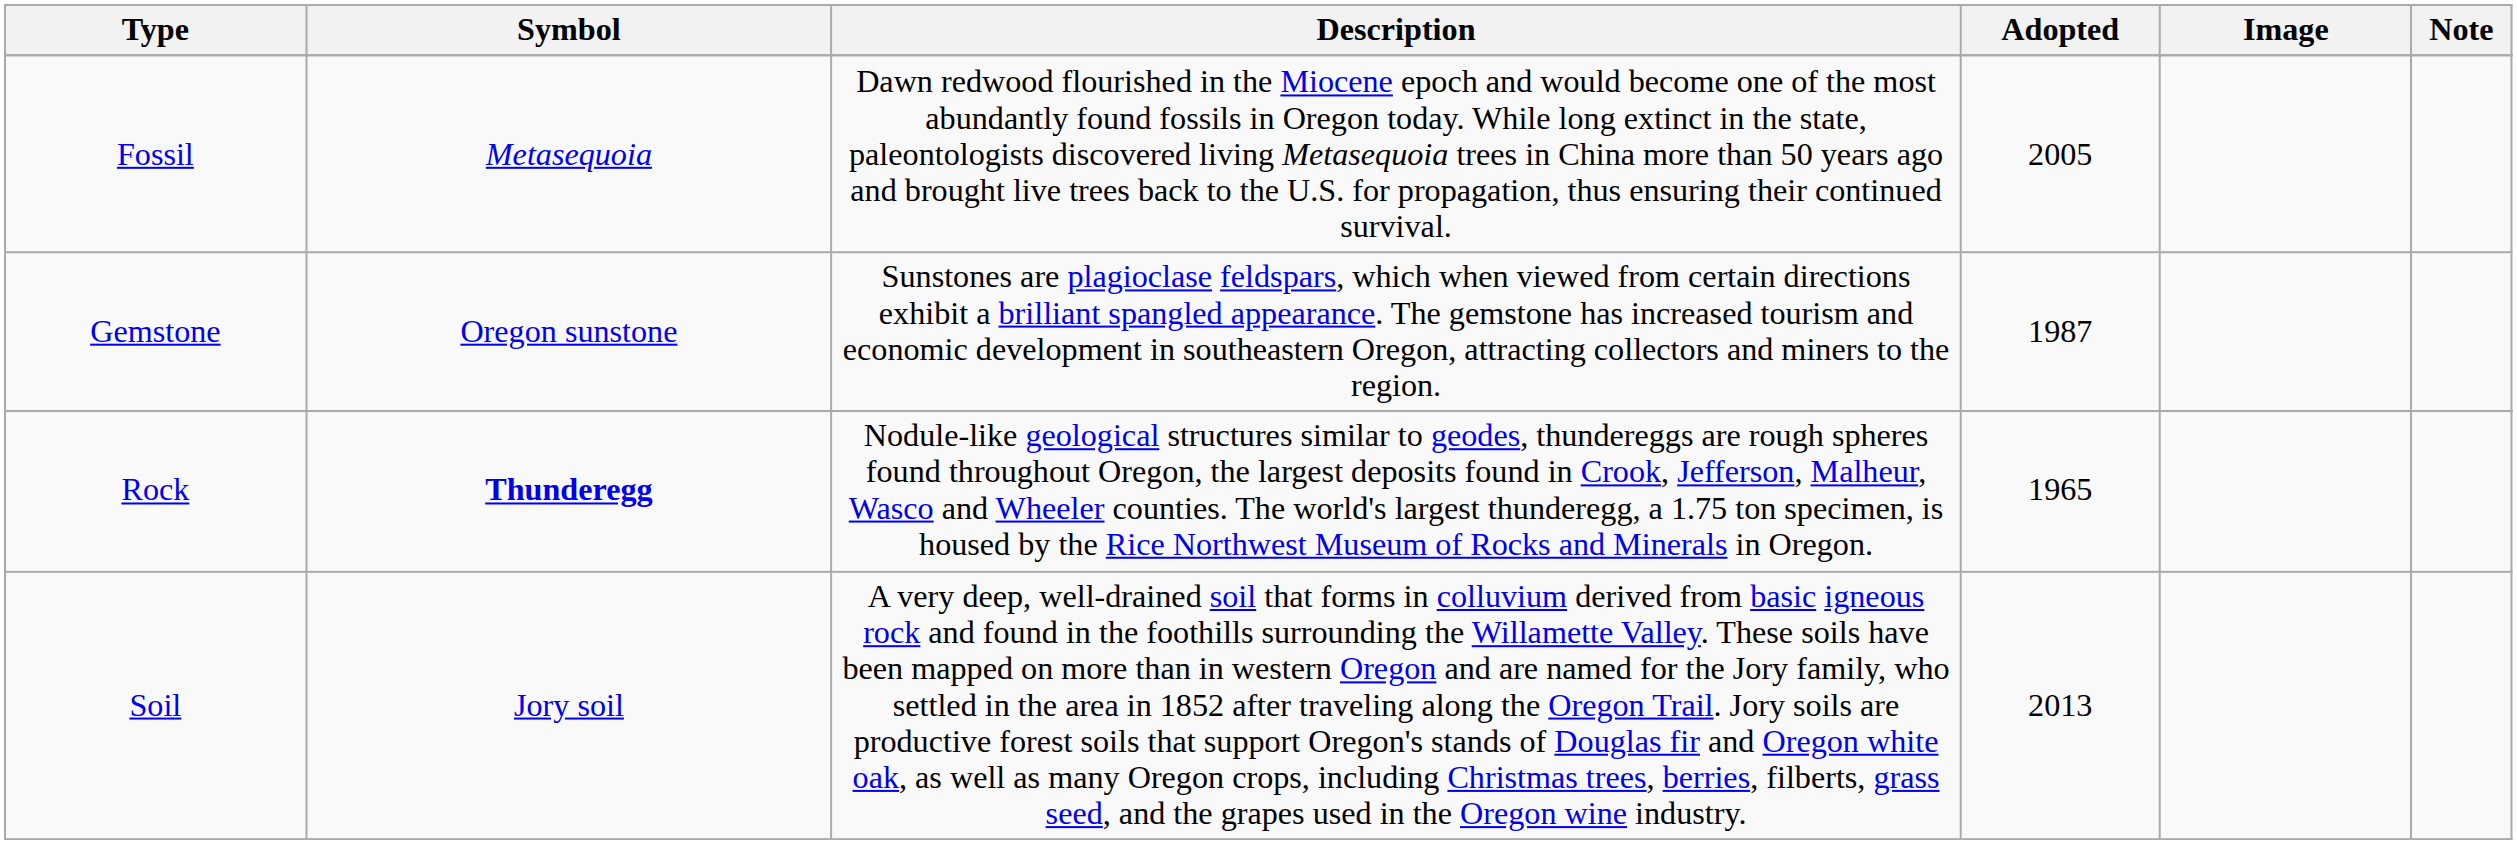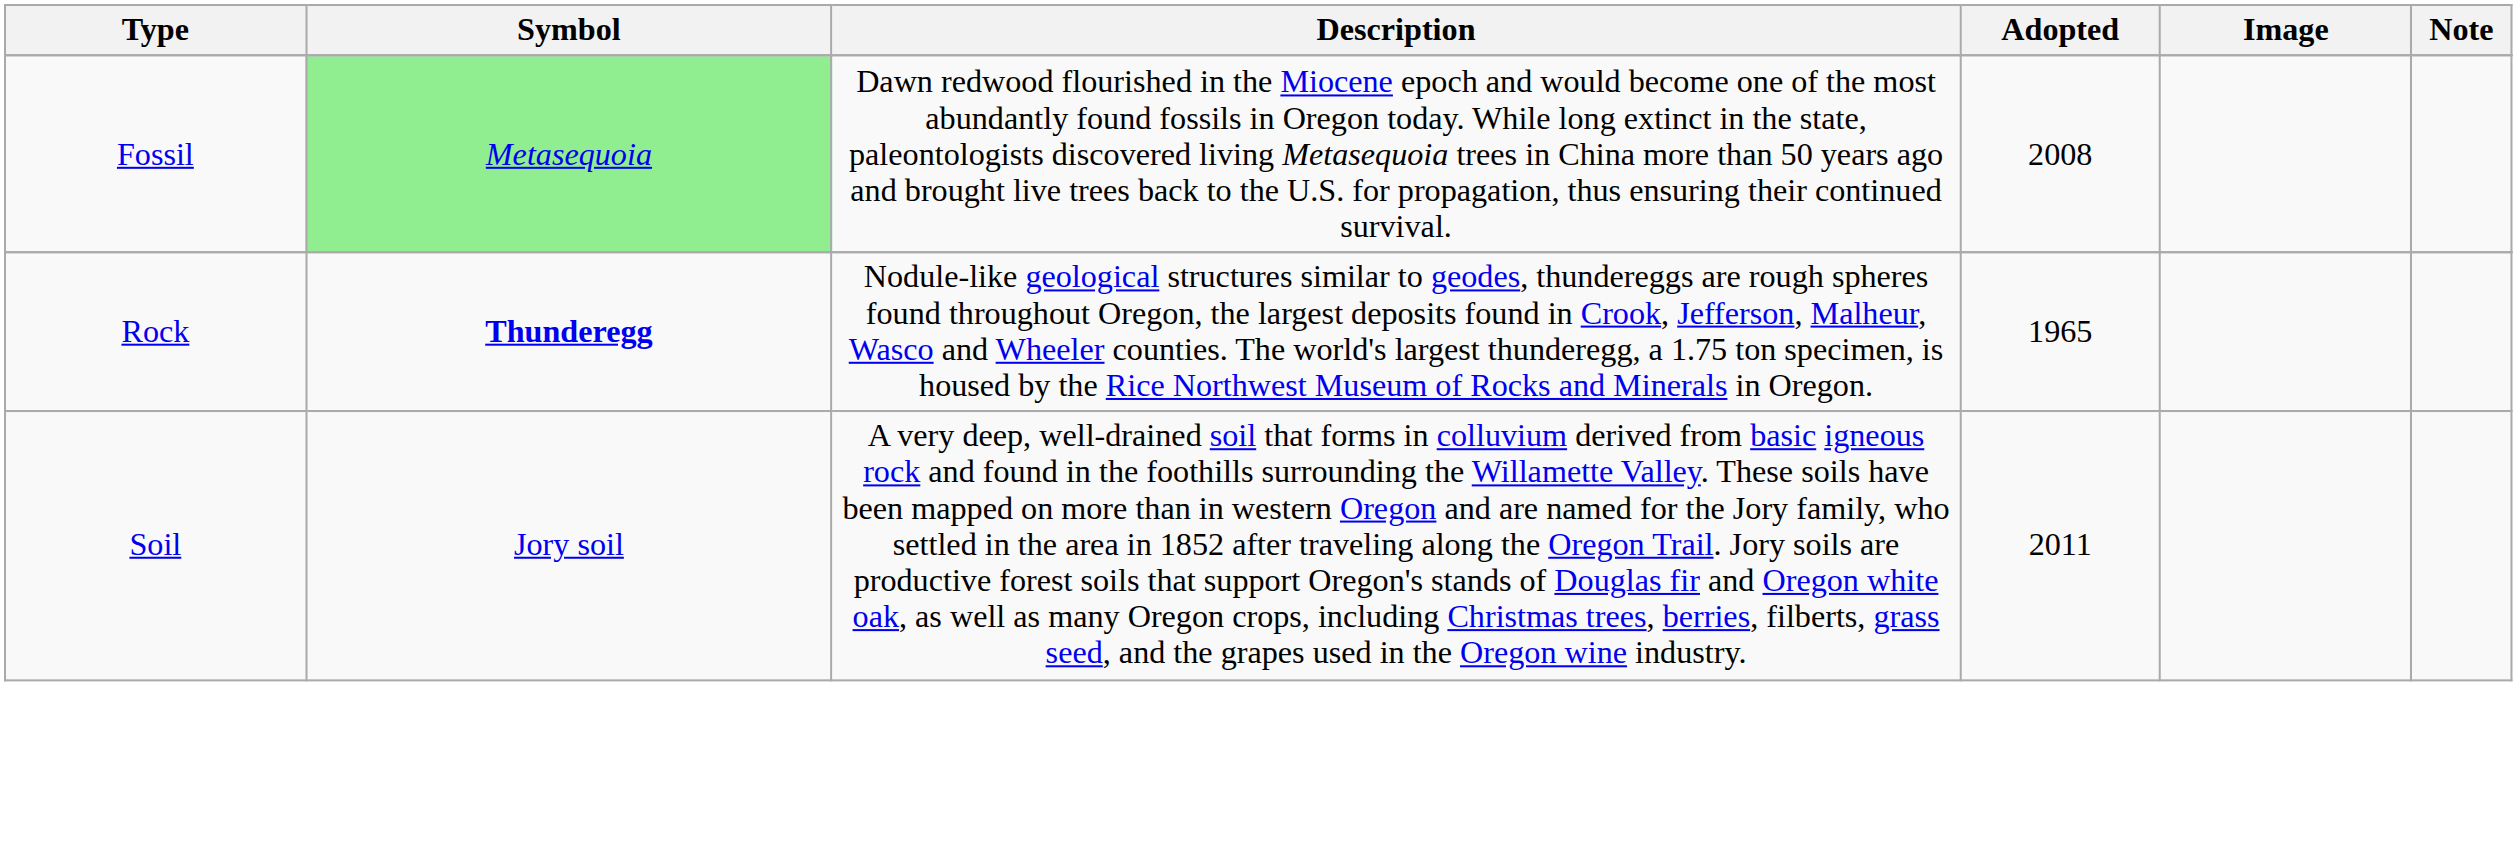(569, 153) no background -> (569, 153) lightgreen background
(2060, 153) 2005 -> (2060, 153) 2008
- row: (155, 330)
(2060, 704) 2013 -> (2060, 544) 2011
